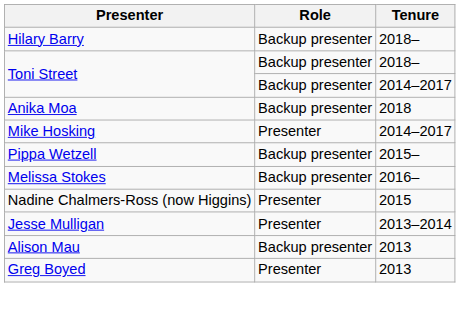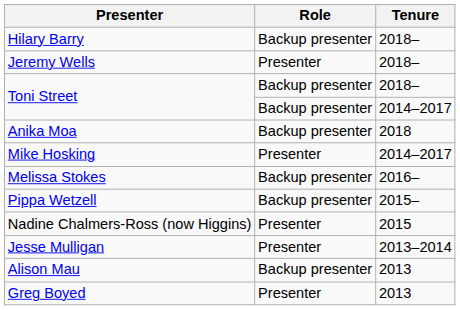+ row: (51, 62)
rows swapped: (52, 154) <-> (57, 177)
